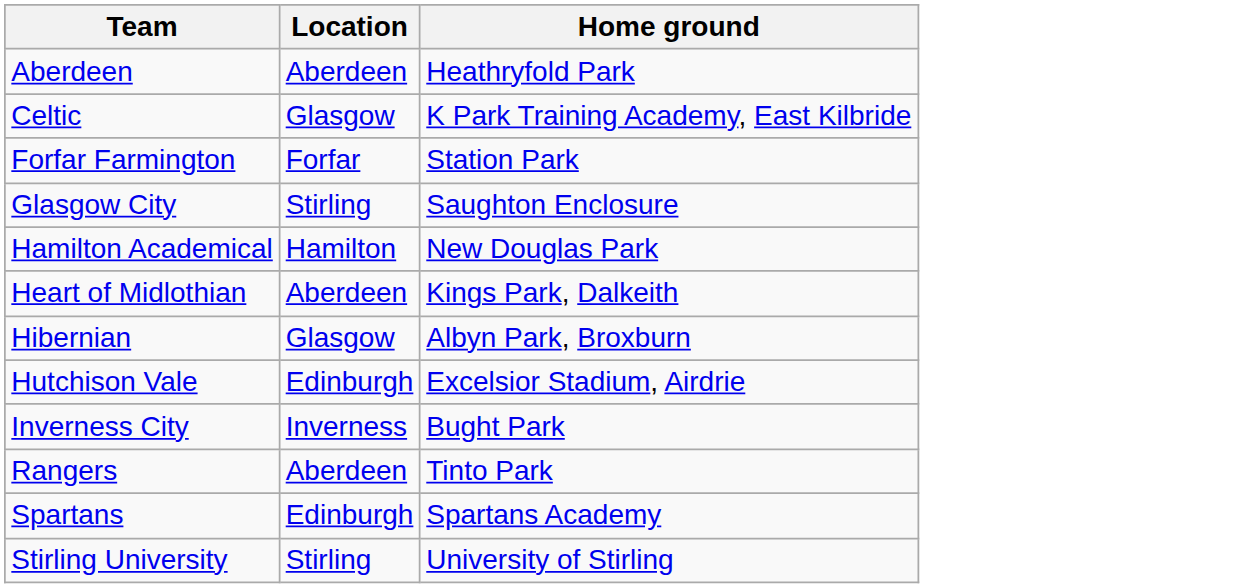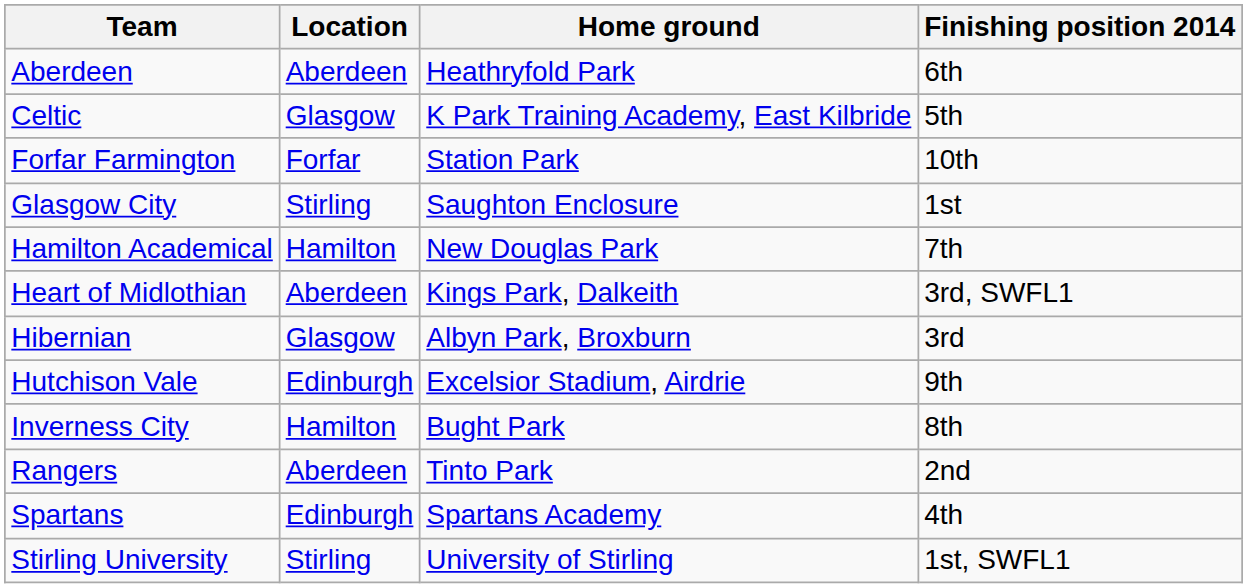+ column: (1080, 26)
(346, 426) Inverness -> (341, 426) Hamilton
